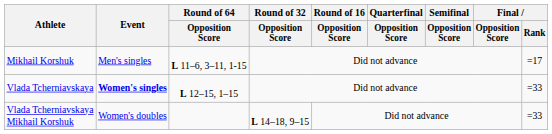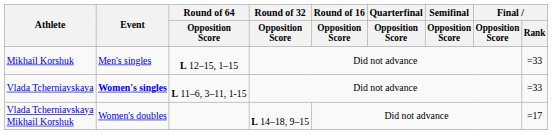(209, 66) L 11–6, 3–11, 1-15 -> (209, 66) L 12–15, 1–15
(535, 61) =17 -> (535, 61) =33
(209, 94) L 12–15, 1–15 -> (209, 94) L 11–6, 3–11, 1-15
(535, 116) =33 -> (535, 116) =17
